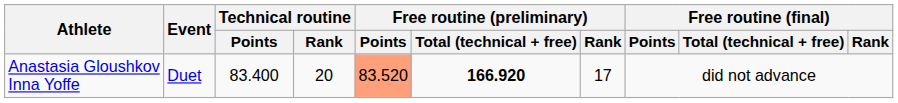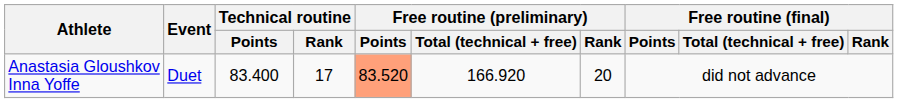(324, 76) 20 -> (324, 76) 17
(496, 76) bold -> (496, 76) normal
(603, 76) 17 -> (603, 76) 20
